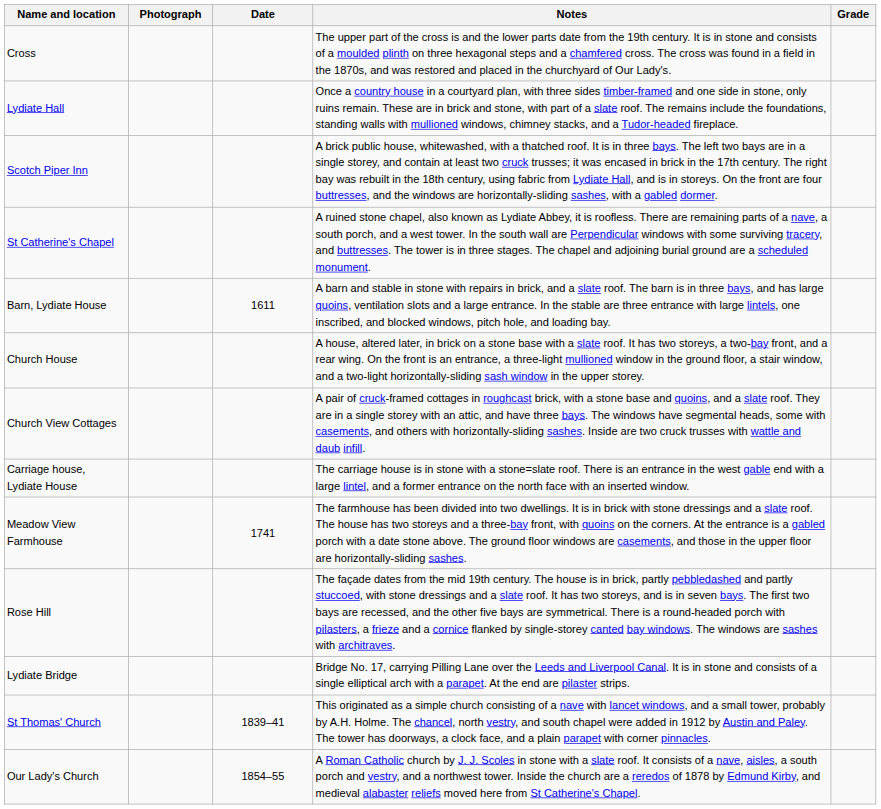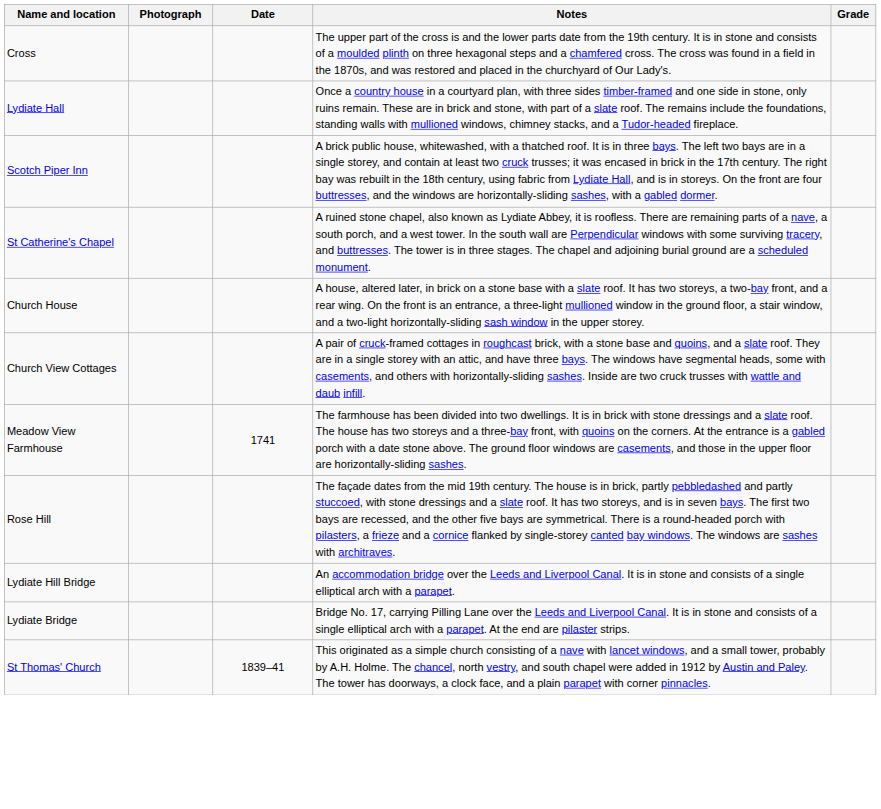- row: (57, 305)
- row: (46, 478)
+ row: (51, 582)
- row: (53, 776)
